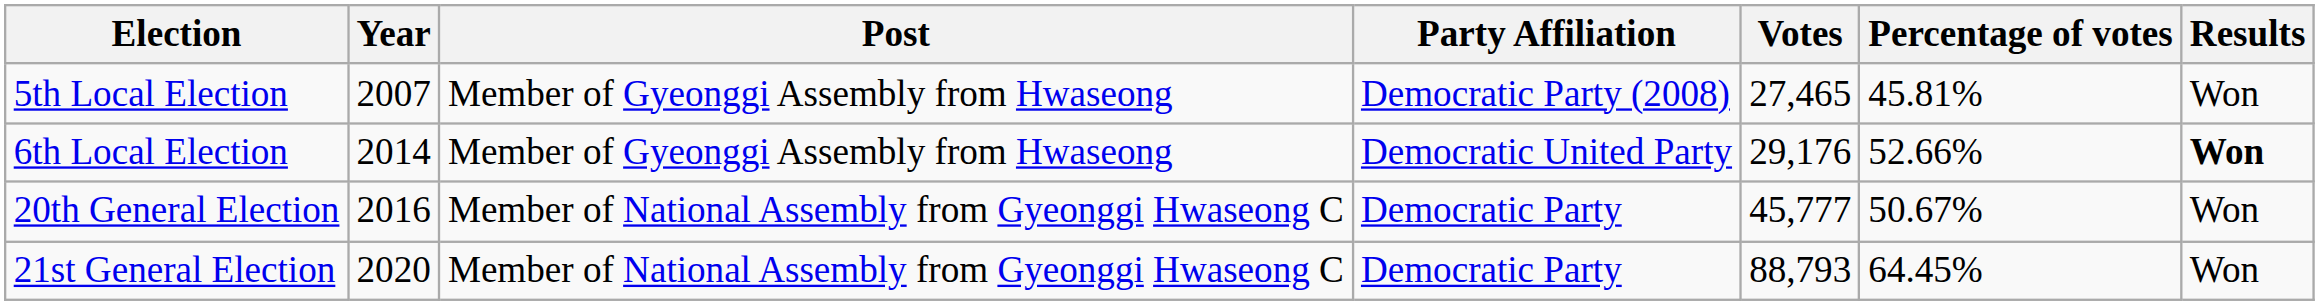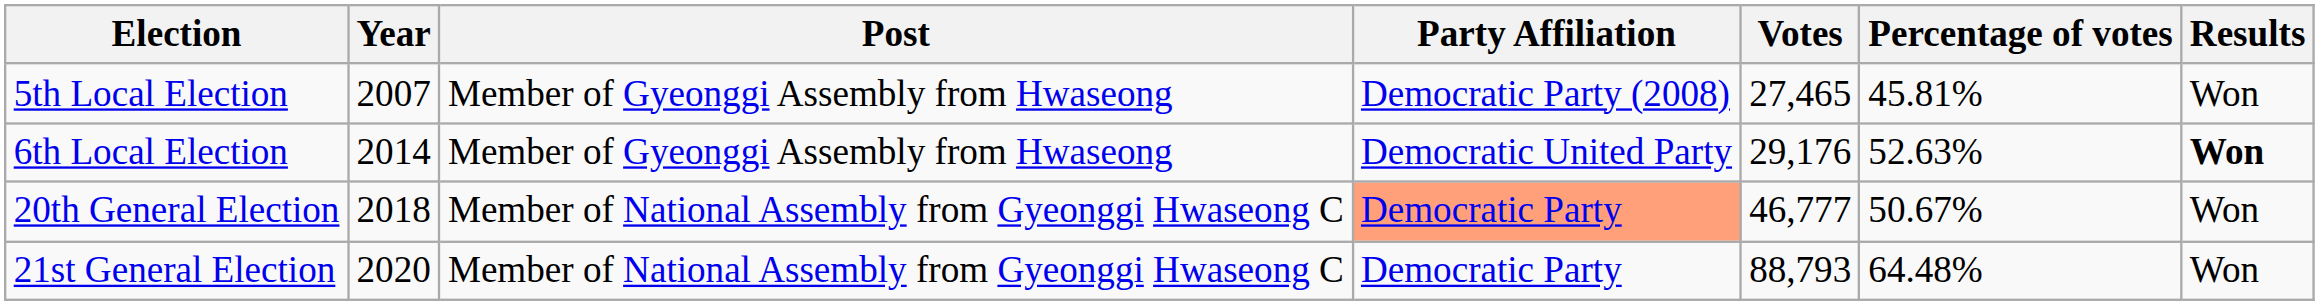(1926, 151) 52.66% -> (1926, 151) 52.63%
(394, 210) 2016 -> (394, 210) 2018
(1491, 210) no background -> (1491, 210) lightsalmon background
(1800, 210) 45,777 -> (1800, 210) 46,777
(1926, 269) 64.45% -> (1926, 269) 64.48%
